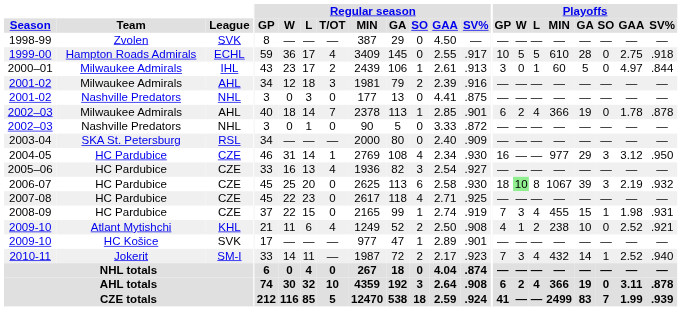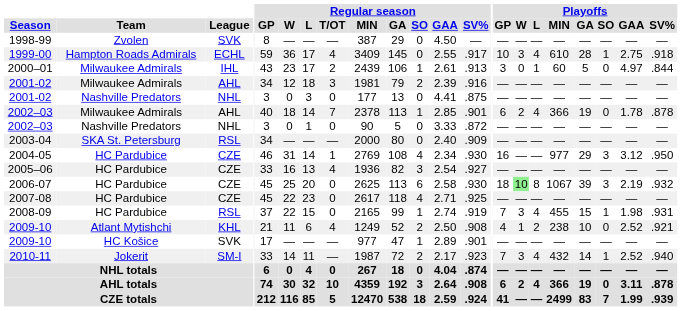(521, 54) 5 -> (521, 54) 3
(537, 54) 5 -> (537, 54) 4
(606, 54) 0 -> (606, 54) 1
(229, 212) CZE -> (229, 212) RSL
